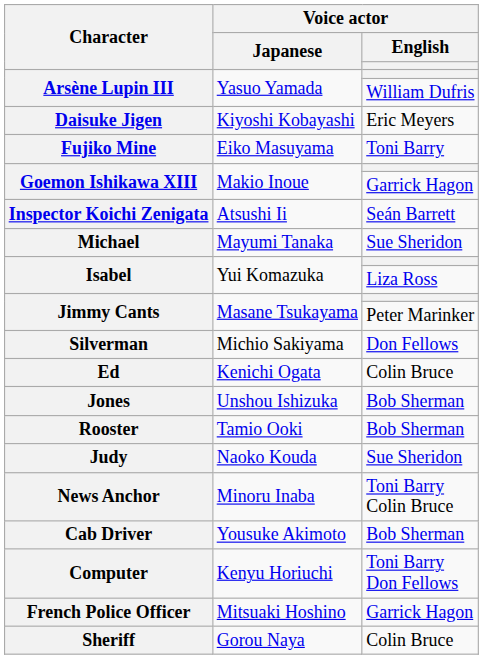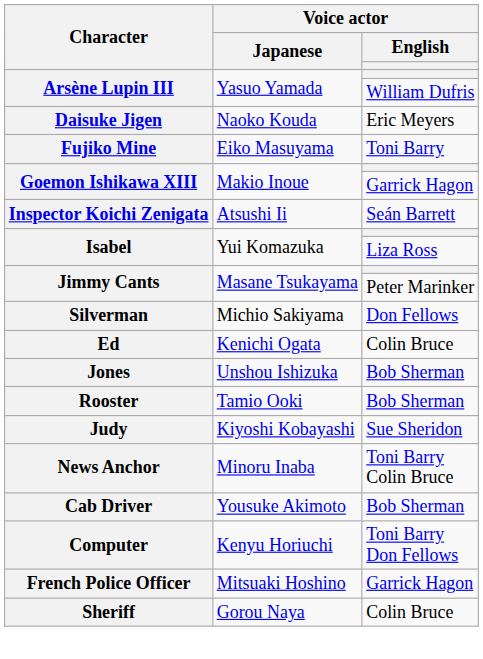(286, 120) Kiyoshi Kobayashi -> (267, 120) Naoko Kouda
- row: (109, 242)
(267, 457) Naoko Kouda -> (286, 429) Kiyoshi Kobayashi
